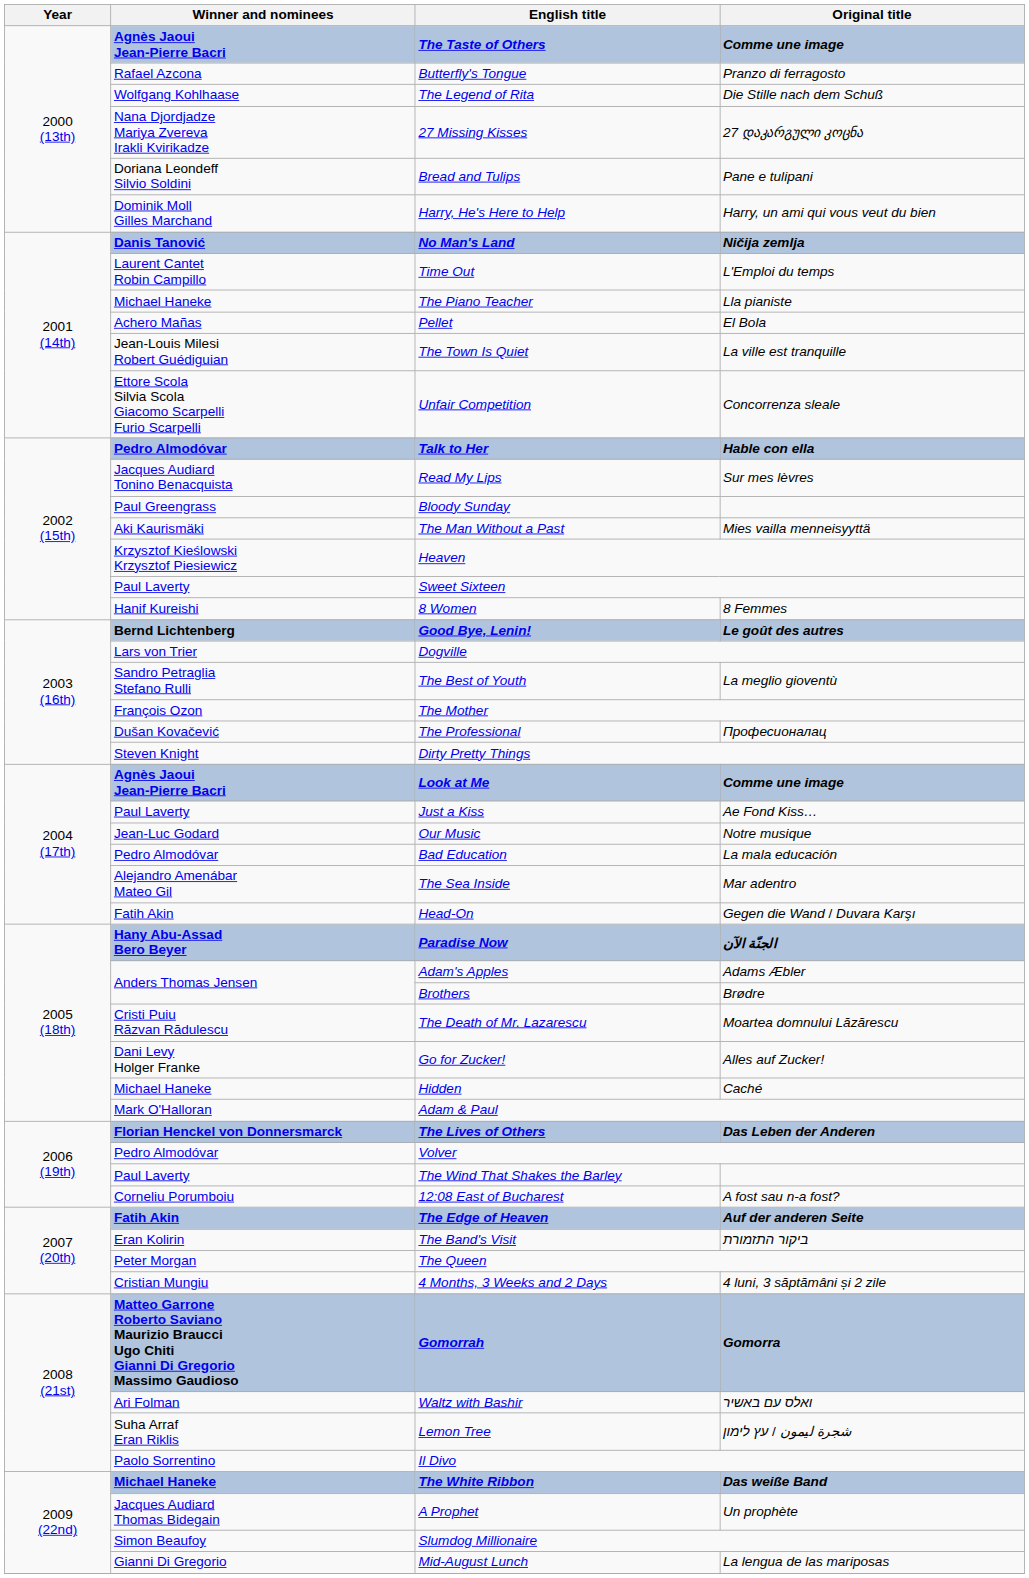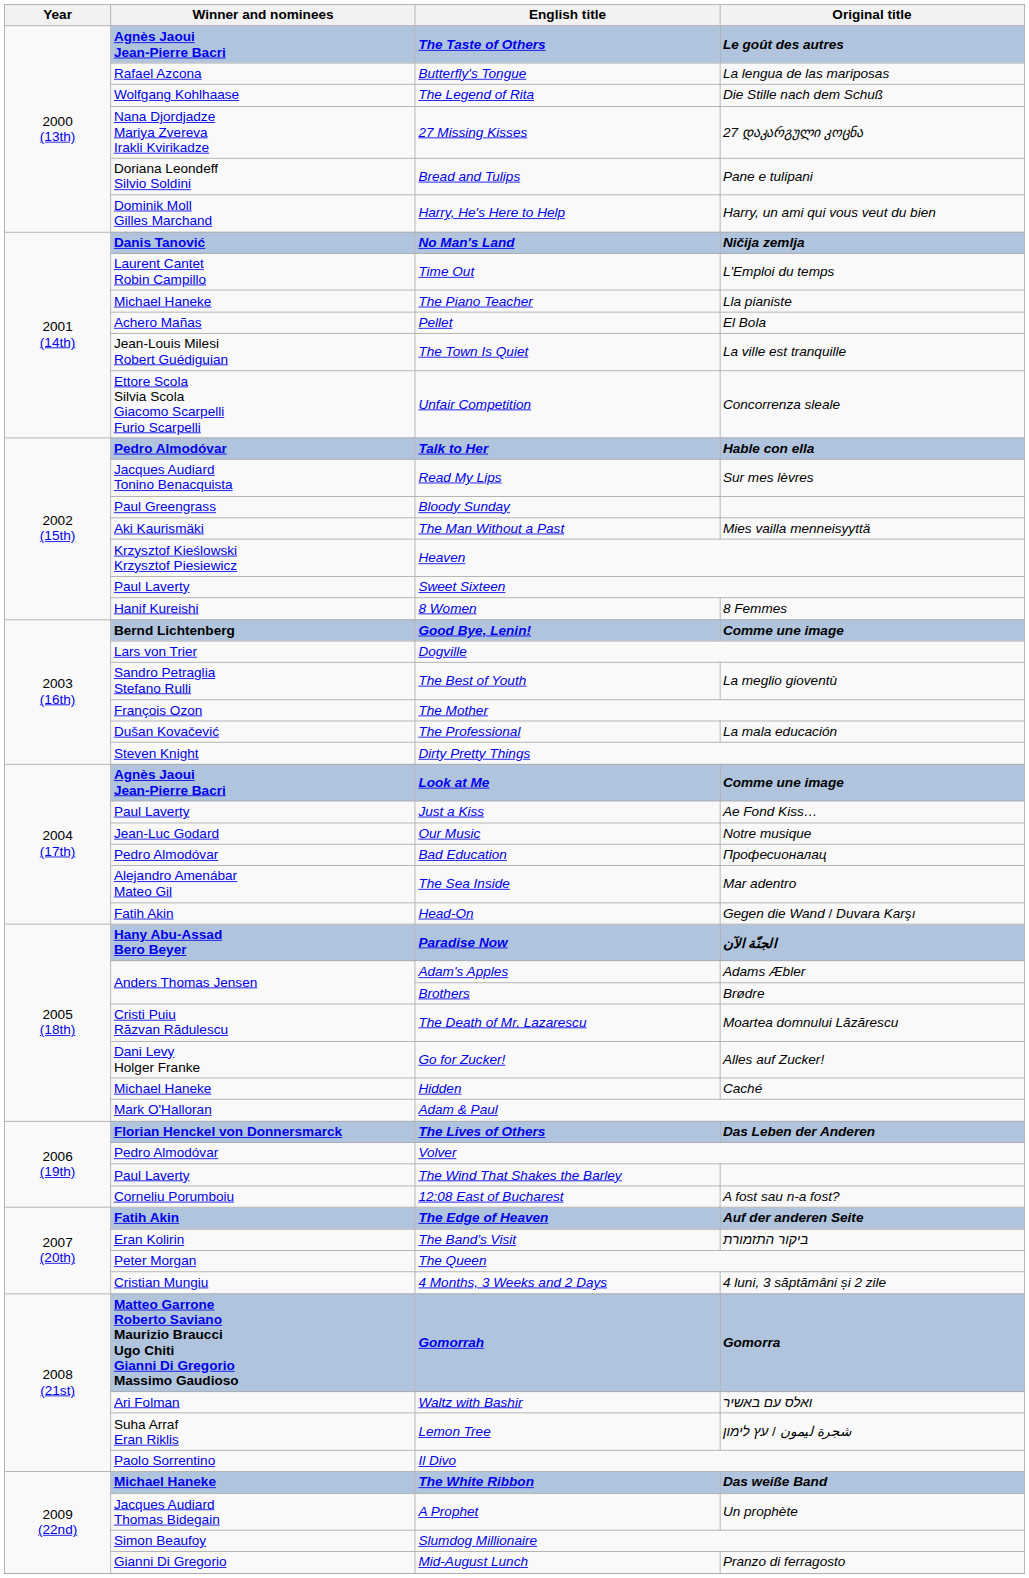(783, 44) Comme une image -> (783, 44) Le goût des autres
(784, 73) Pranzo di ferragosto -> (806, 73) La lengua de las mariposas
(783, 630) Le goût des autres -> (783, 630) Comme une image
(775, 731) Професионалац -> (780, 731) La mala educación
(780, 854) La mala educación -> (775, 854) Професионалац
(806, 1562) La lengua de las mariposas -> (784, 1562) Pranzo di ferragosto
